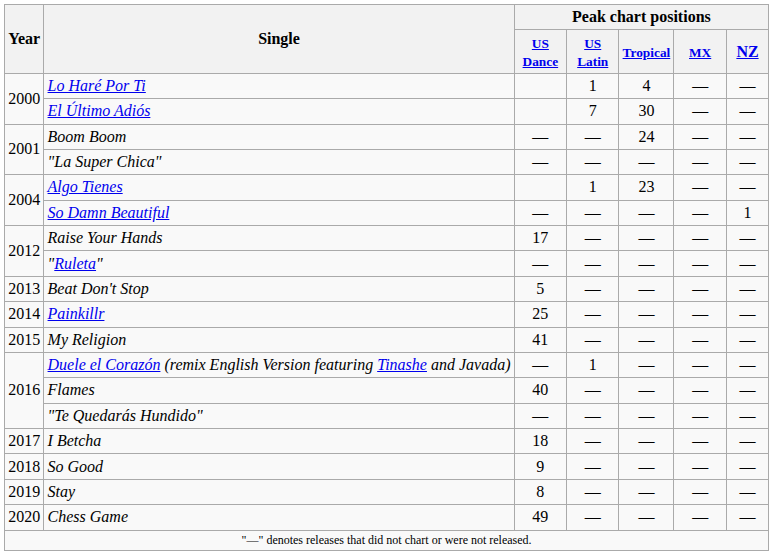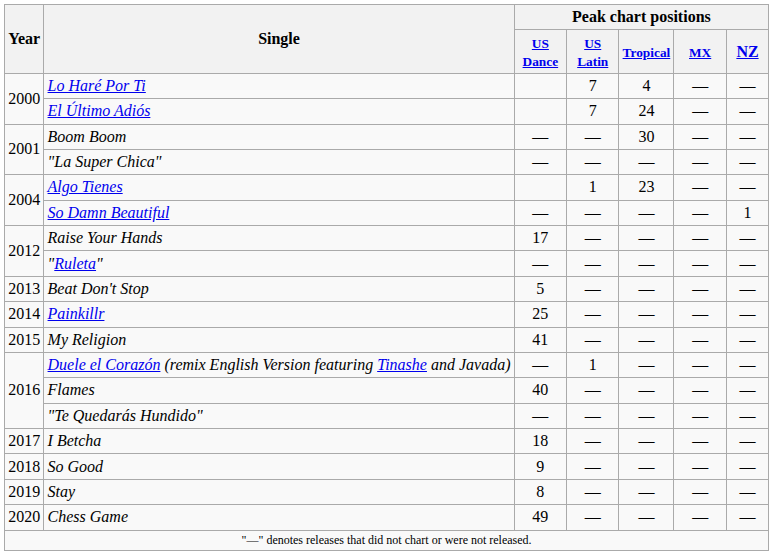(593, 85) 1 -> (593, 85) 7
(646, 111) 30 -> (646, 111) 24
(646, 136) 24 -> (646, 136) 30
